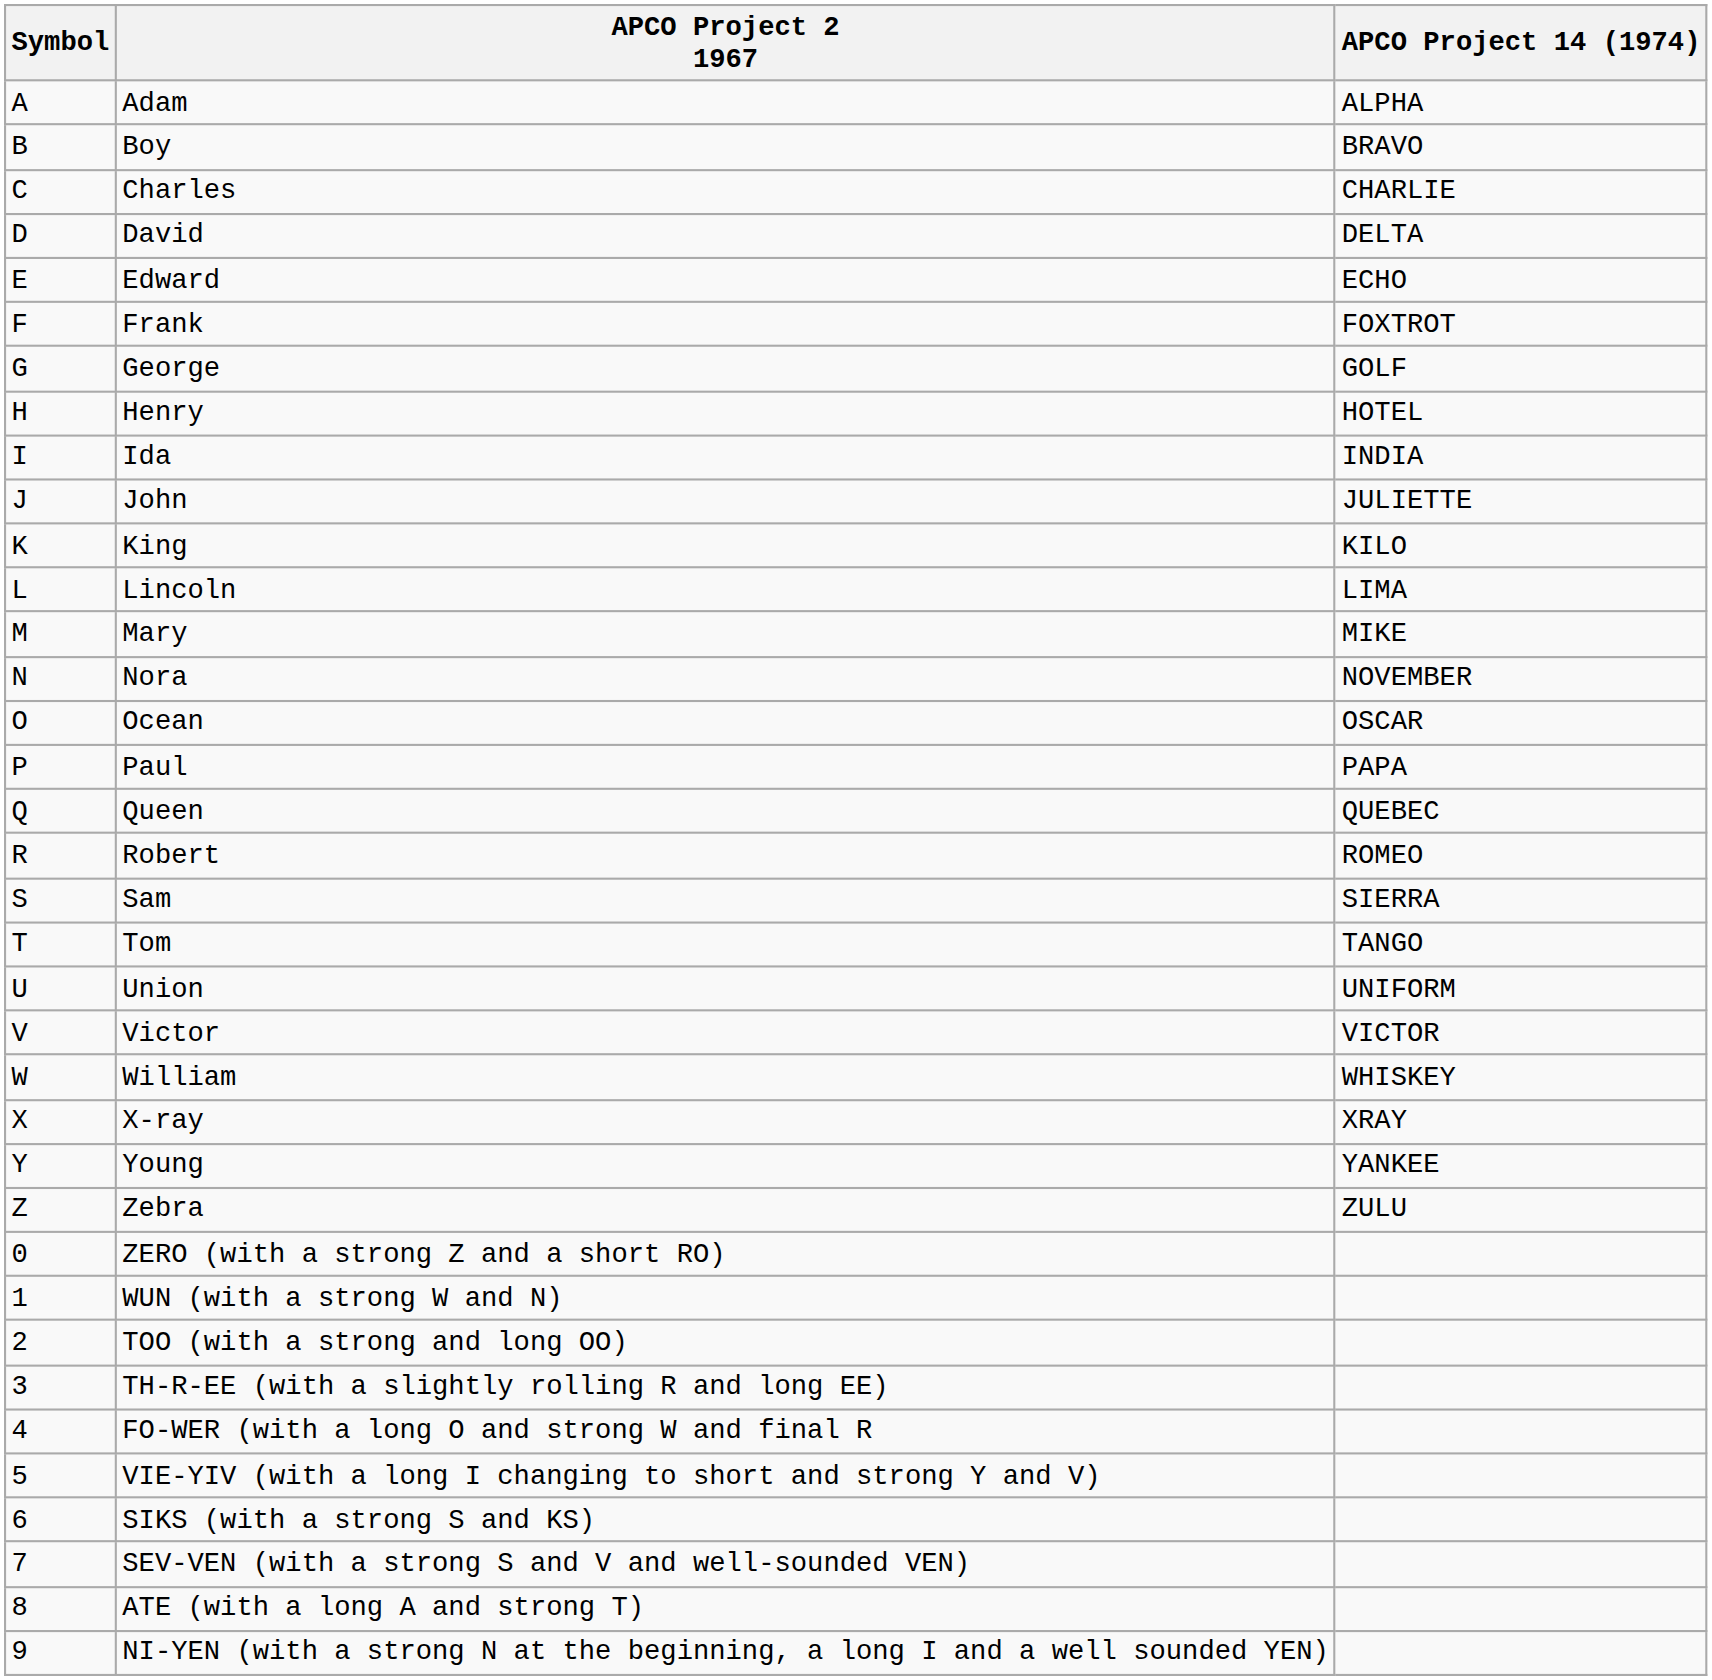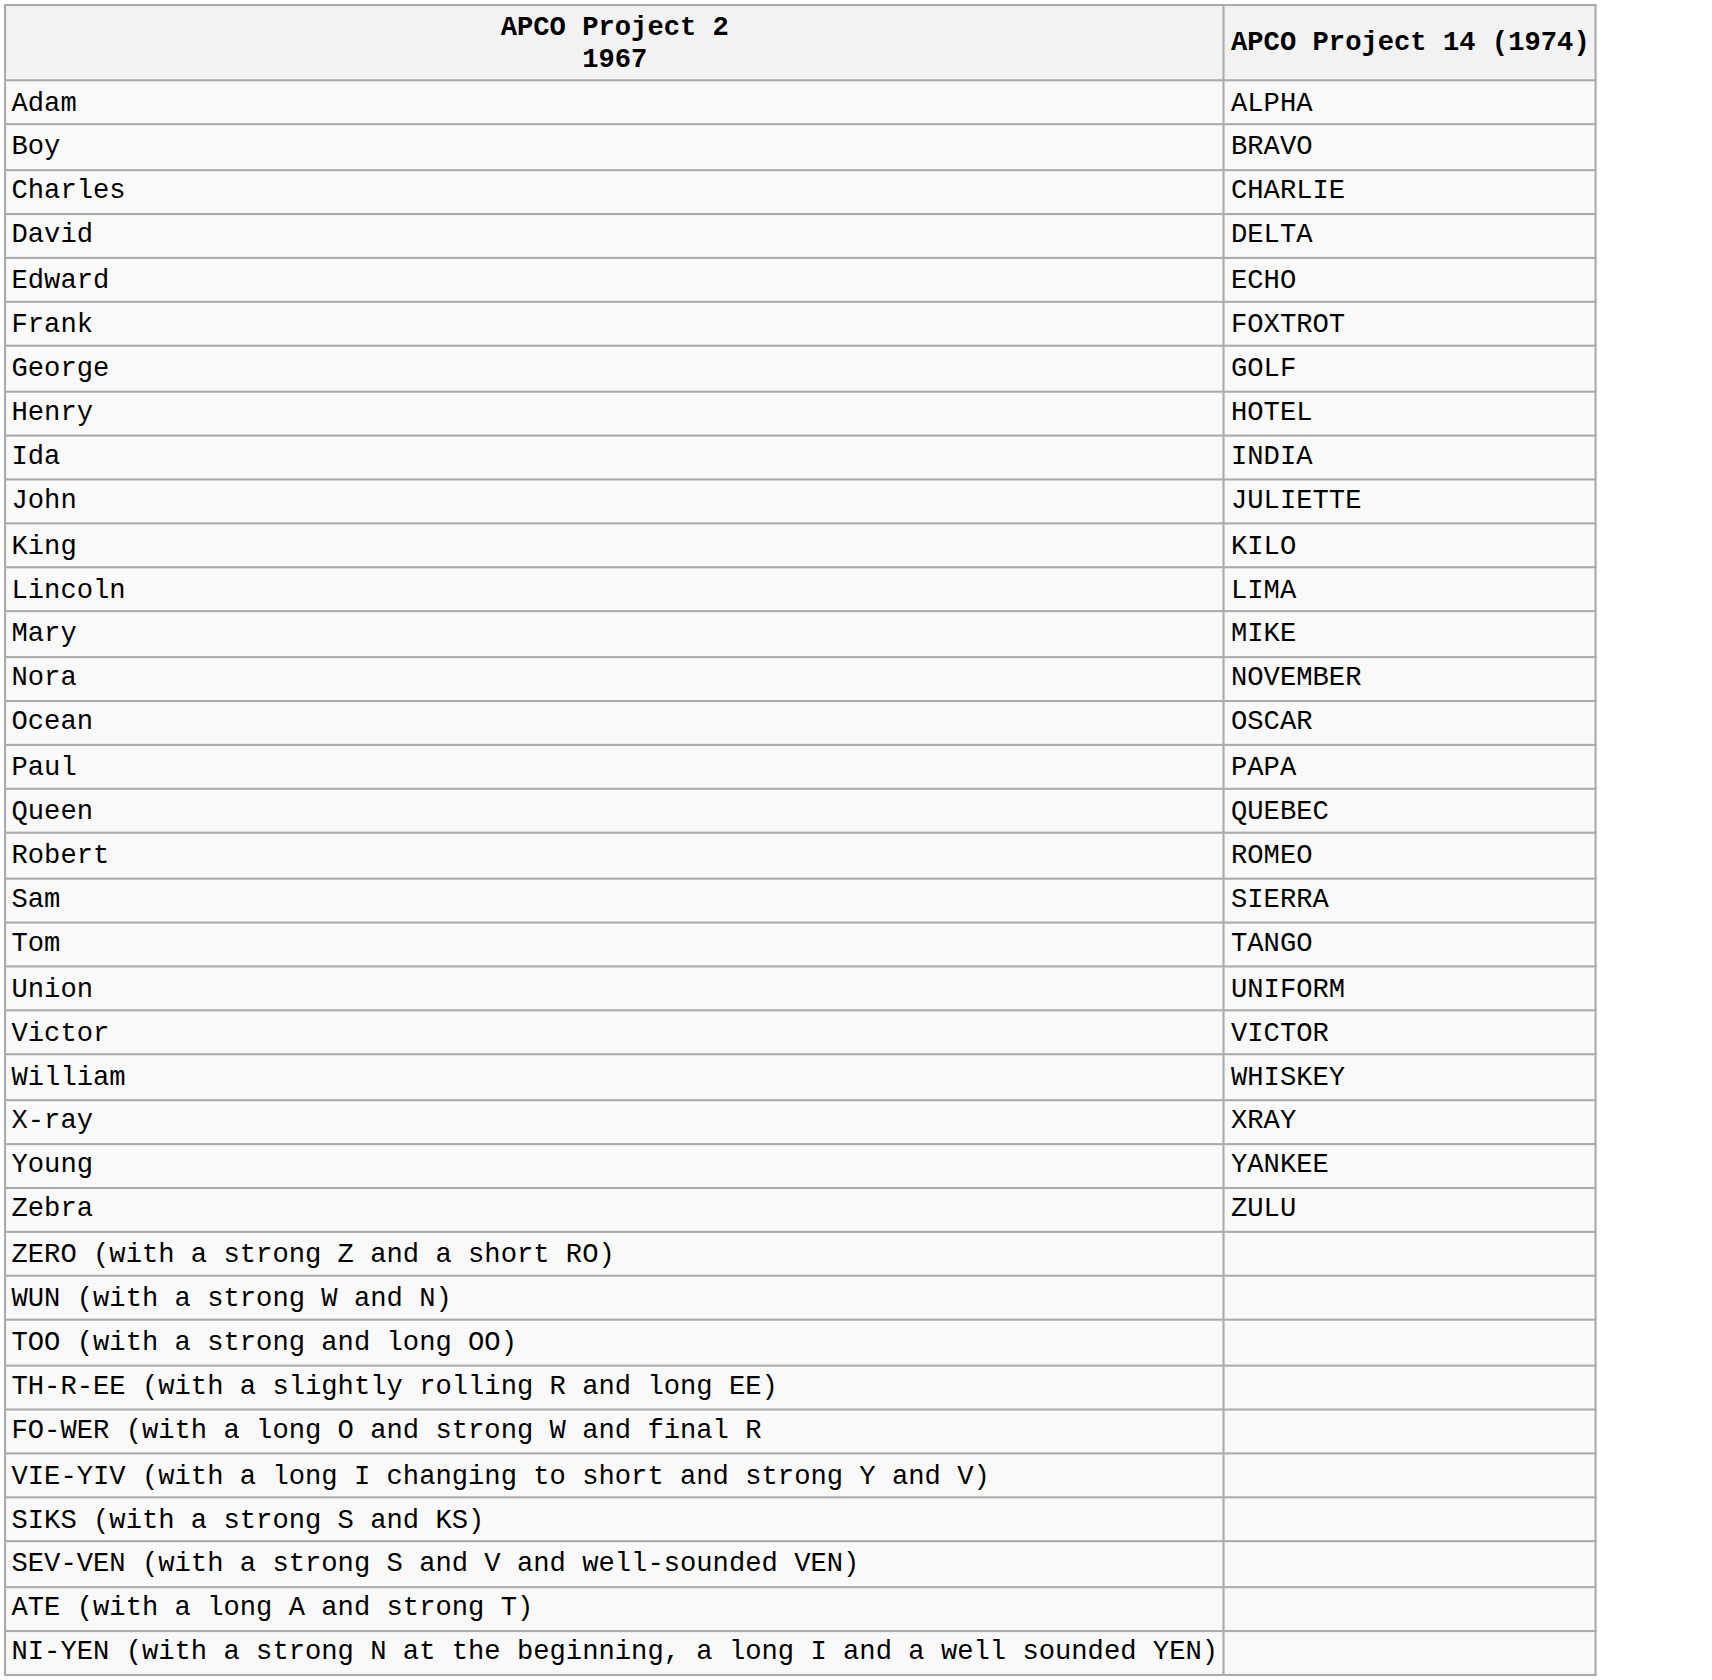- column: (60, 43)
